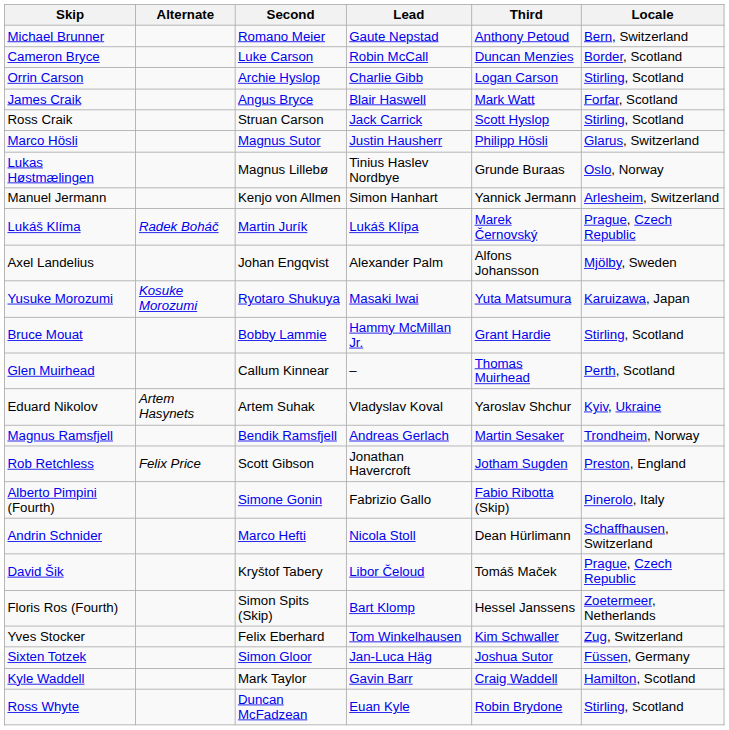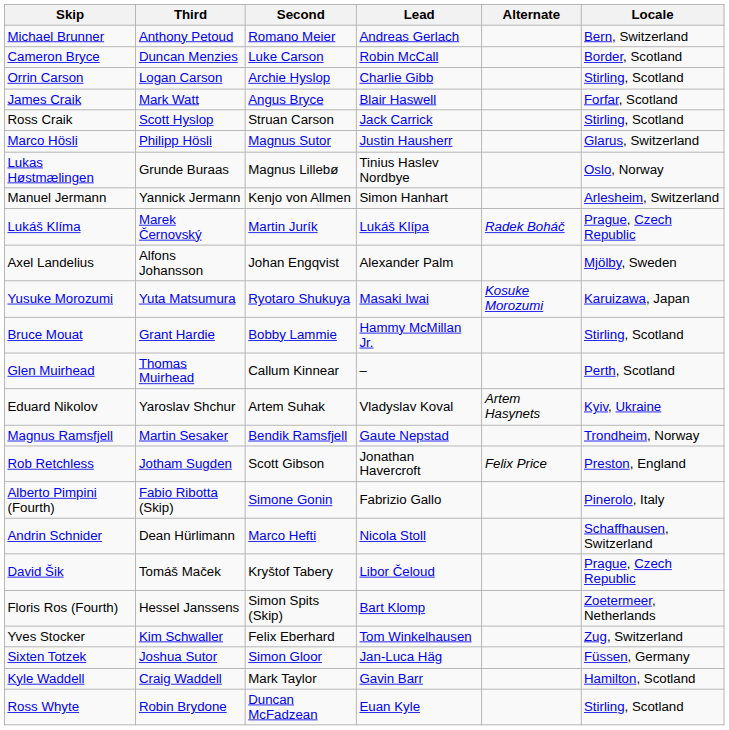columns swapped: (526, 15) <-> (185, 15)
(394, 36) Gaute Nepstad -> (409, 36) Andreas Gerlach
(399, 435) Andreas Gerlach -> (404, 435) Gaute Nepstad
